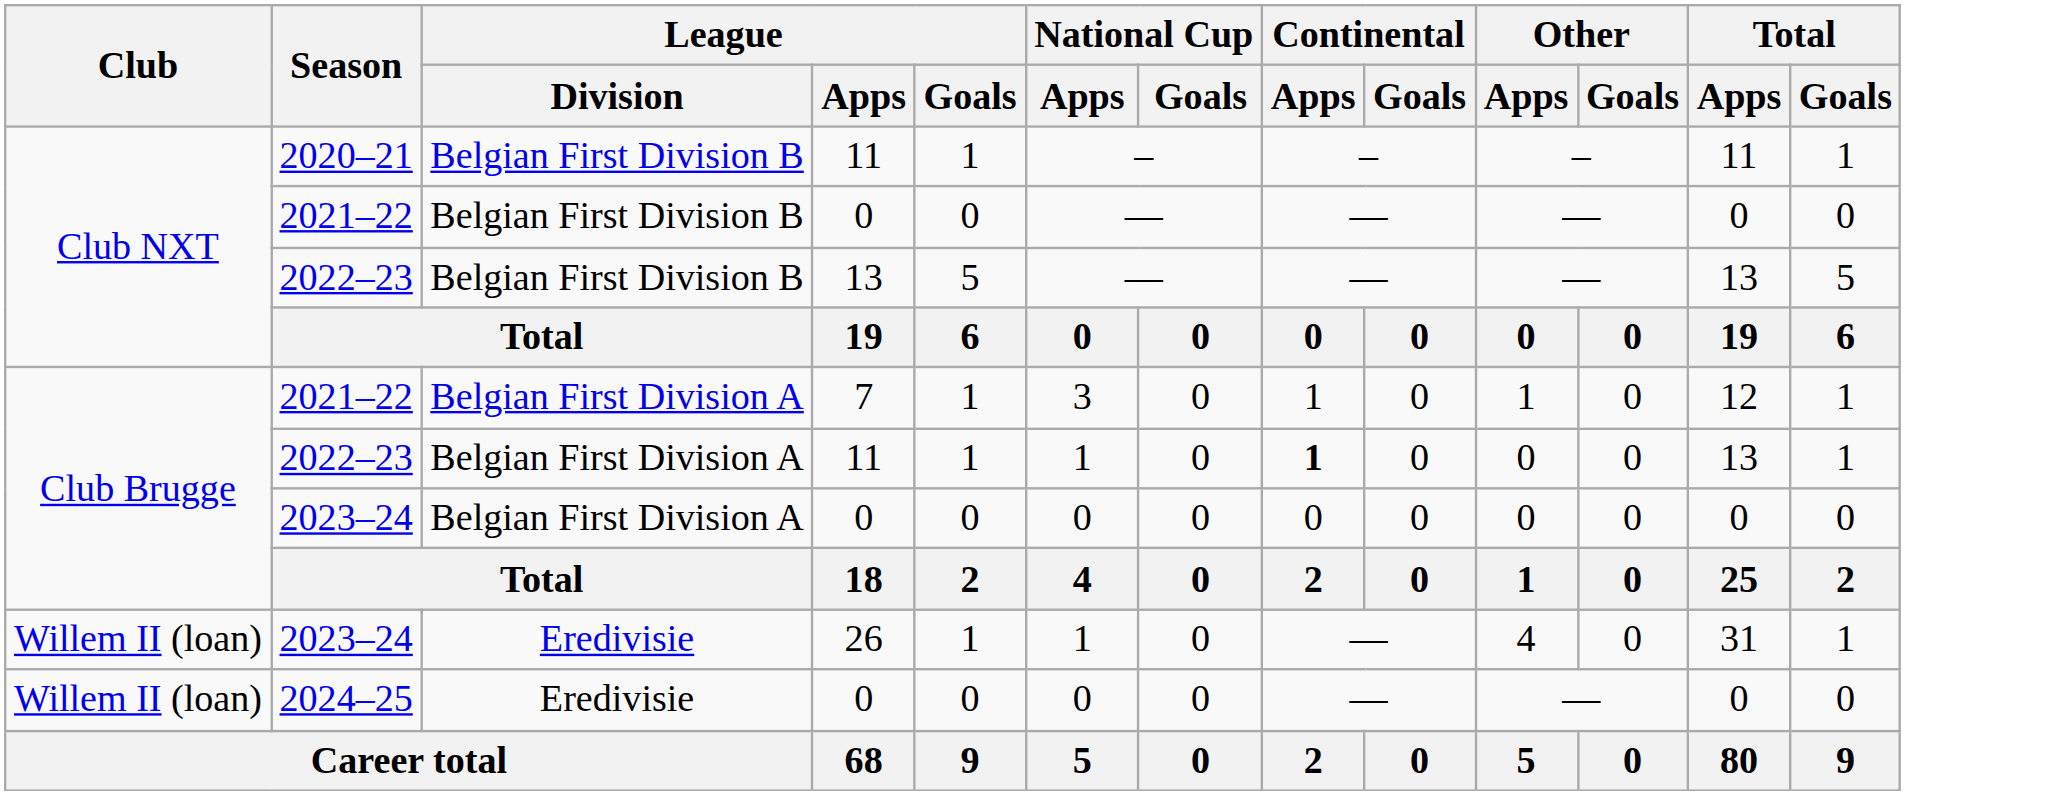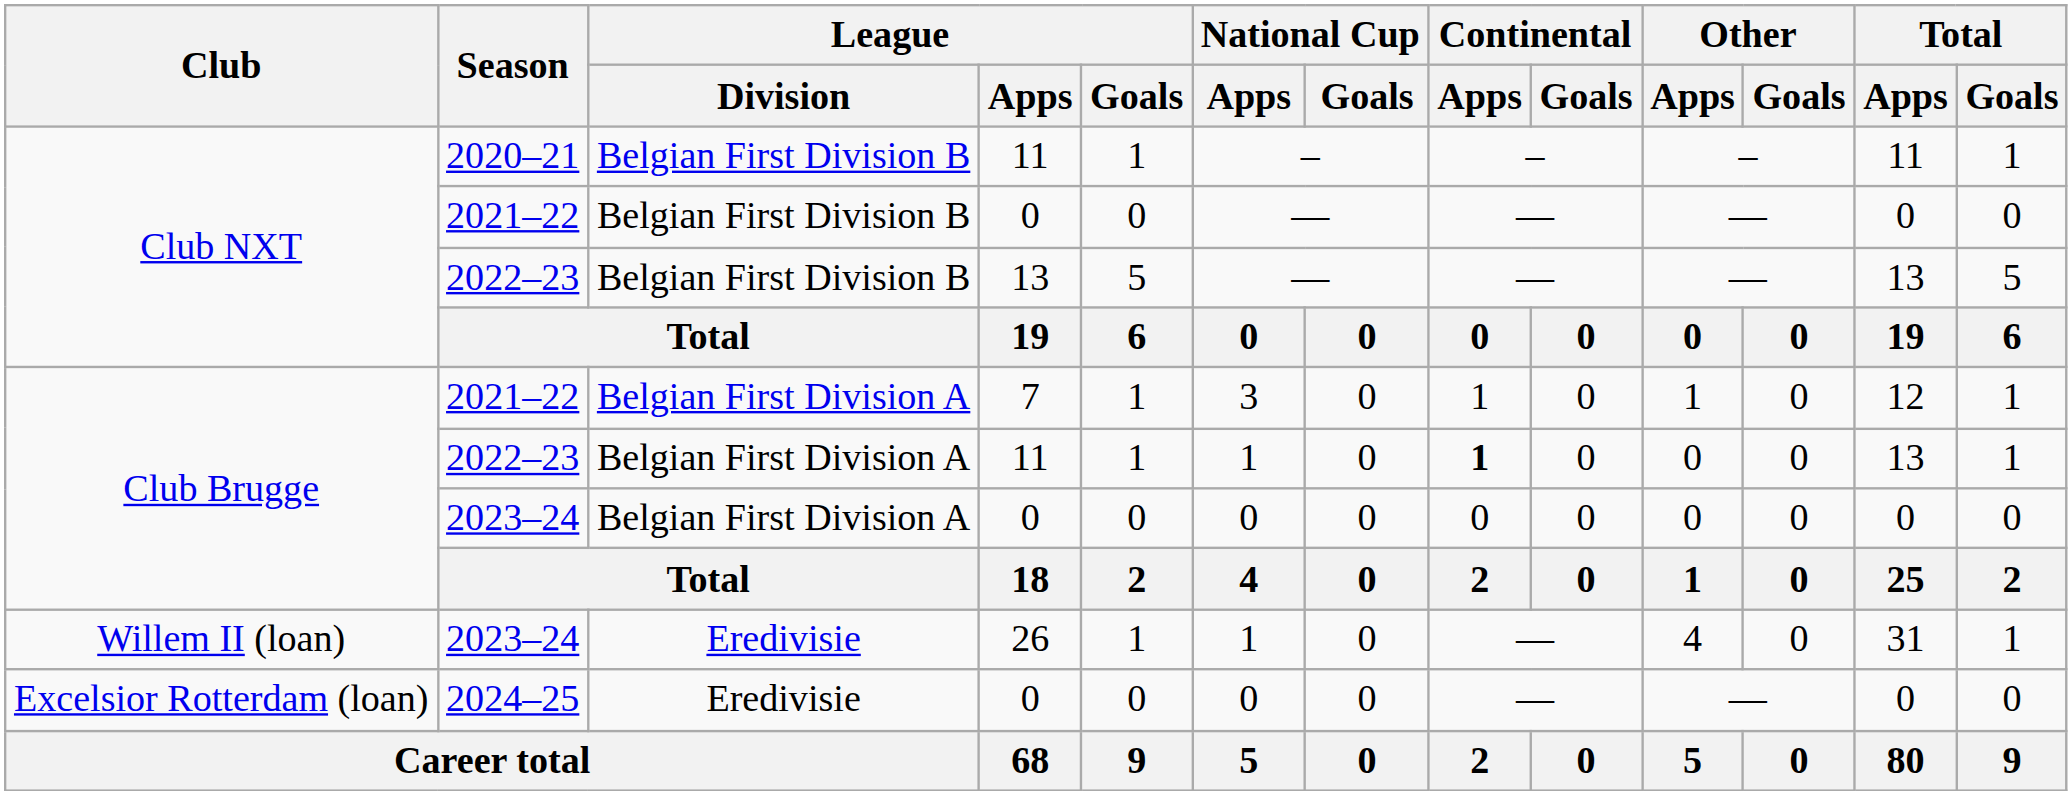(138, 699) Willem II (loan) -> (221, 699) Excelsior Rotterdam (loan)
